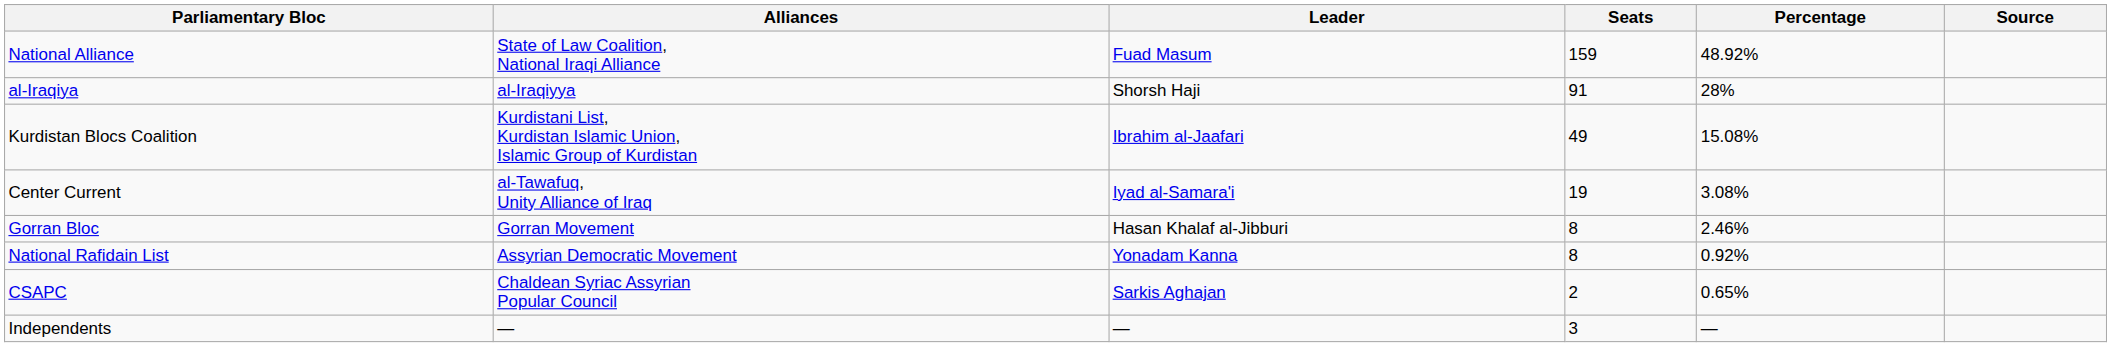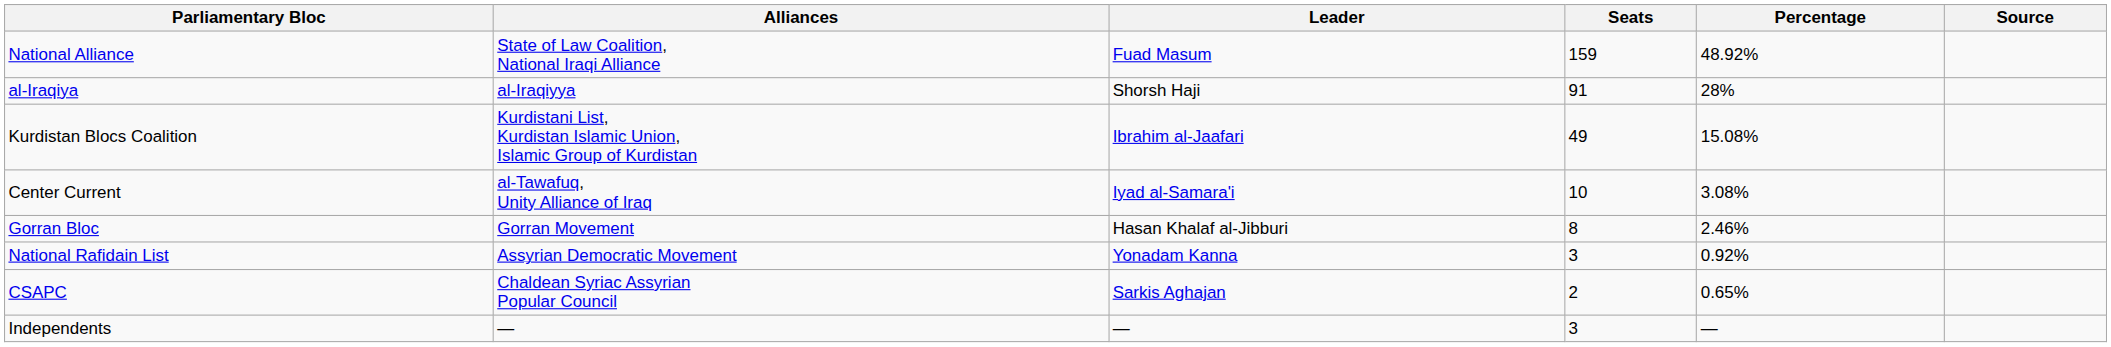(1578, 192) 19 -> (1578, 192) 10
(1573, 255) 8 -> (1573, 255) 3
